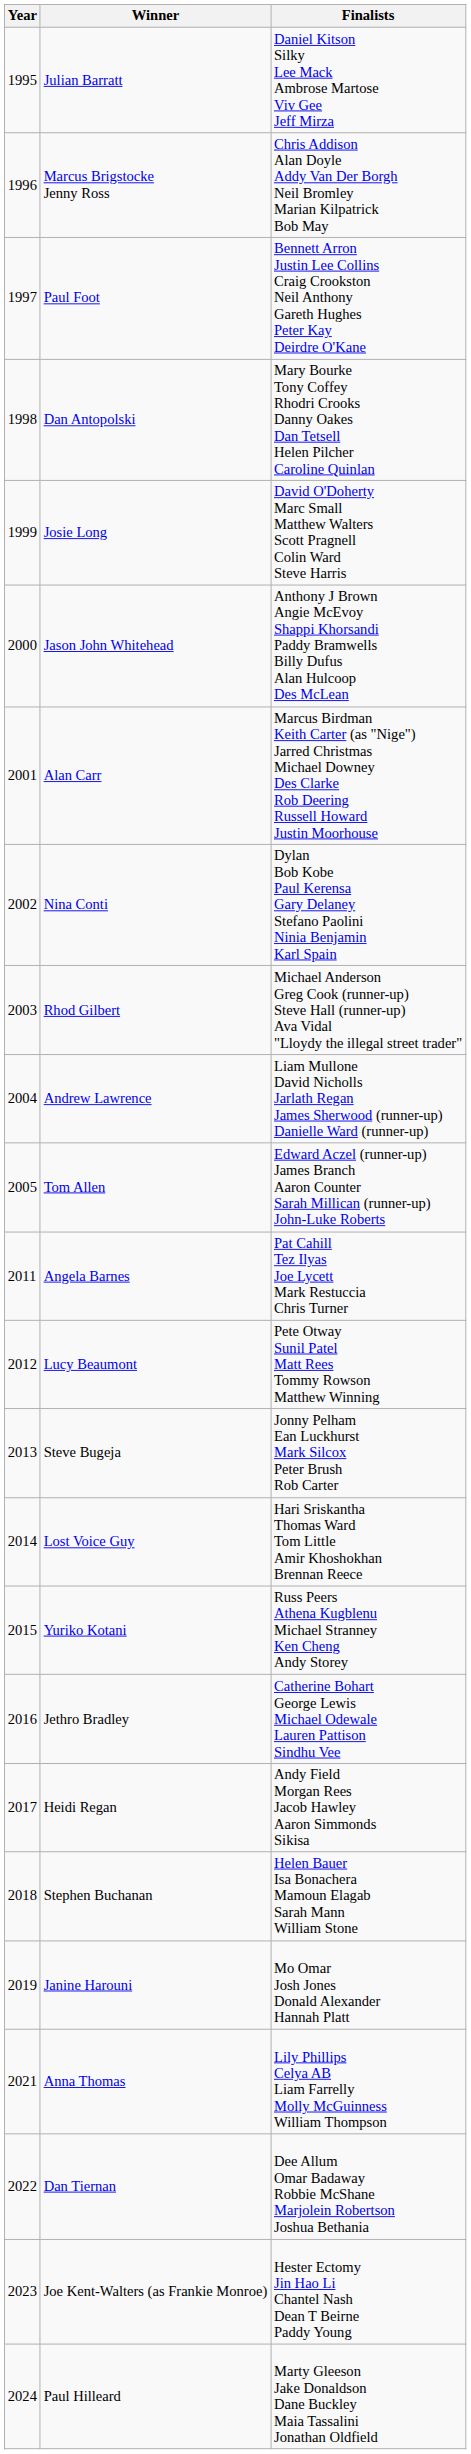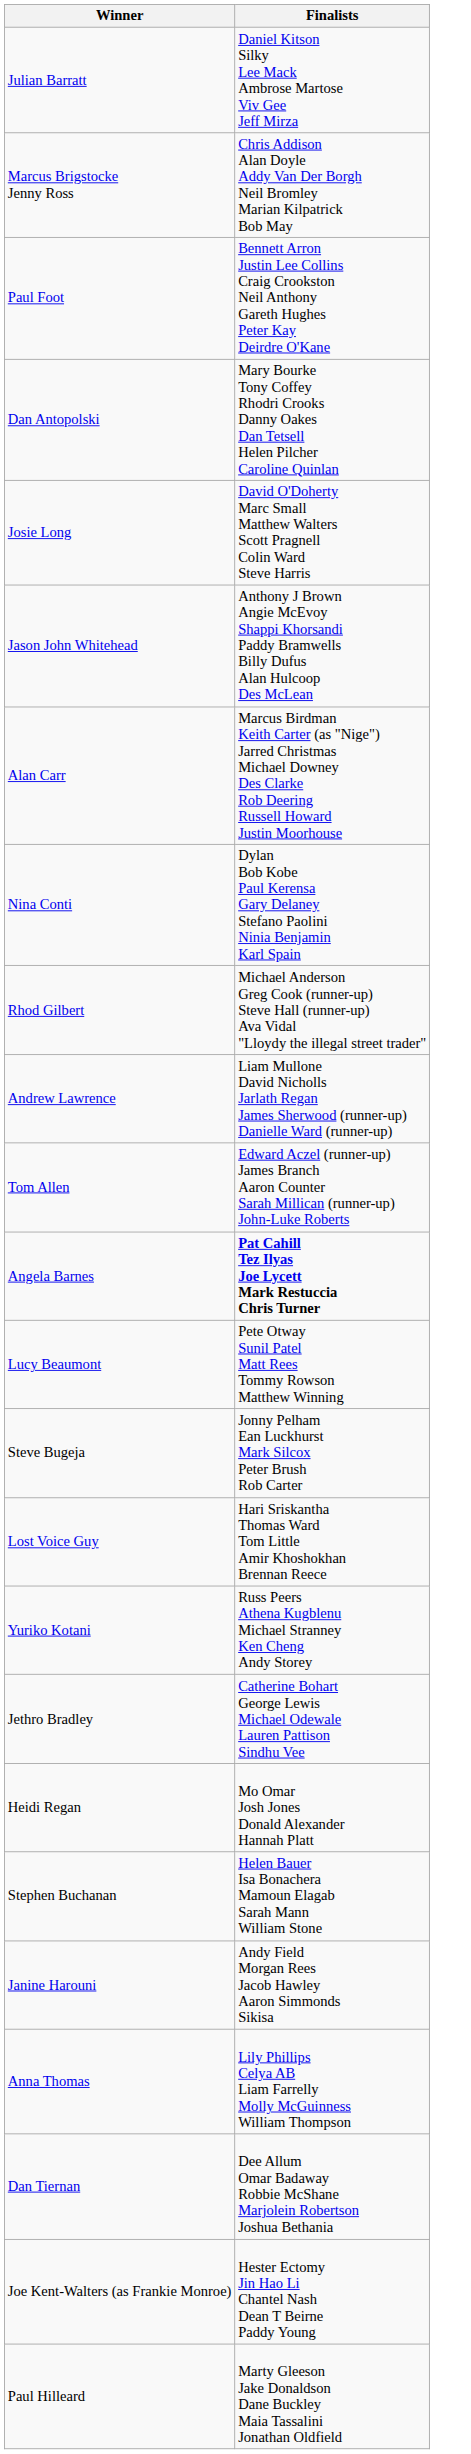- column: (22, 16)
(320, 1275) normal -> (288, 1275) bold
(325, 1807) Andy Field Morgan Rees Jacob Hawley Aaron Simmonds Sikisa -> (291, 1815) Mo Omar Josh Jones Donald Alexander Hannah Platt
(327, 1993) Mo Omar Josh Jones Donald Alexander Hannah Platt -> (289, 1984) Andy Field Morgan Rees Jacob Hawley Aaron Simmonds Sikisa
